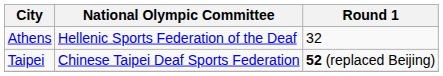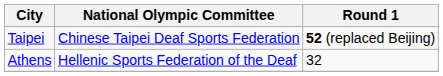rows swapped: (26, 60) <-> (30, 37)
